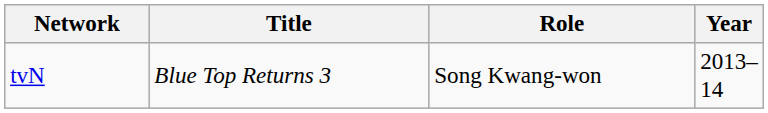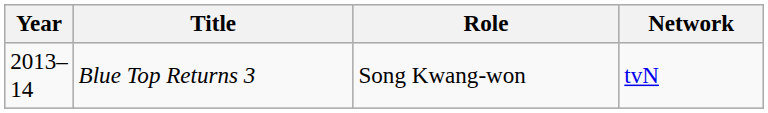columns swapped: (729, 23) <-> (77, 23)
